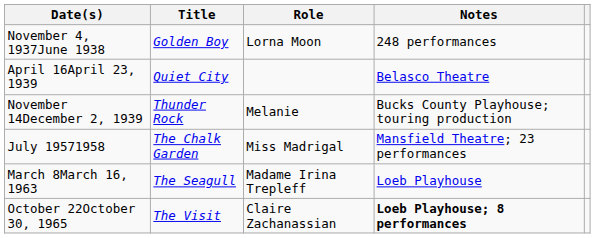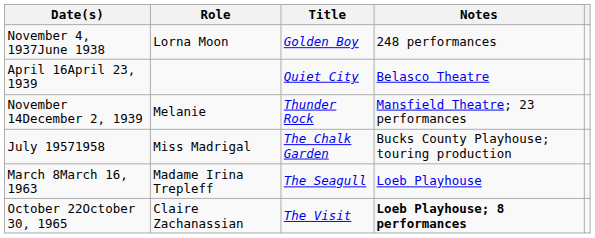columns swapped: (197, 15) <-> (308, 15)
(463, 112) Bucks County Playhouse; touring production -> (455, 112) Mansfield Theatre; 23 performances
(455, 146) Mansfield Theatre; 23 performances -> (463, 146) Bucks County Playhouse; touring production
